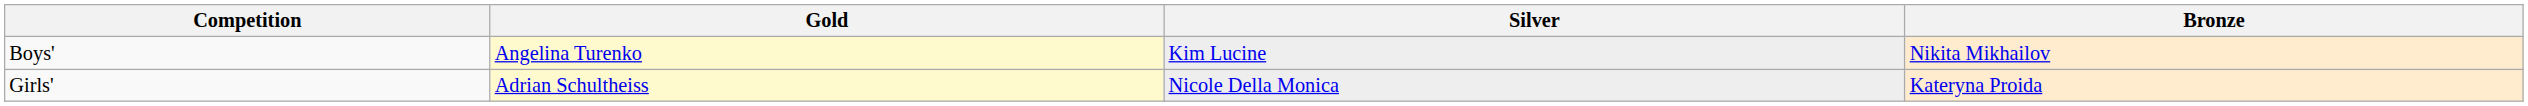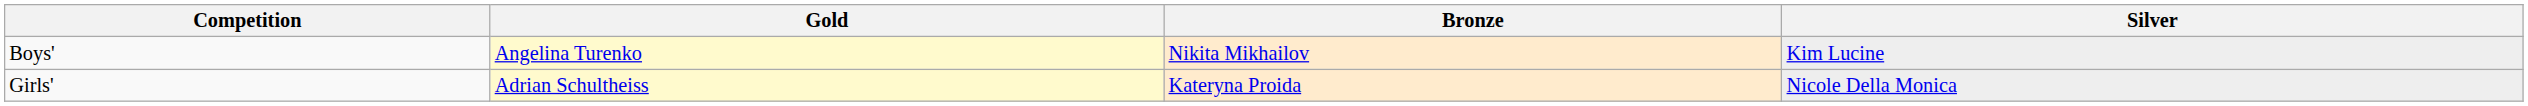columns swapped: (1534, 20) <-> (2214, 20)
